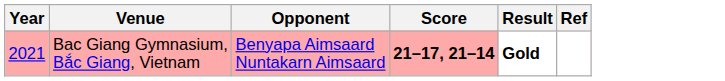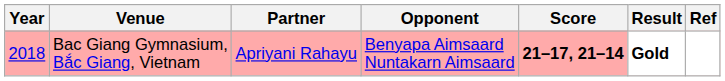+ column: (296, 18)
(27, 53) 2021 -> (27, 53) 2018
